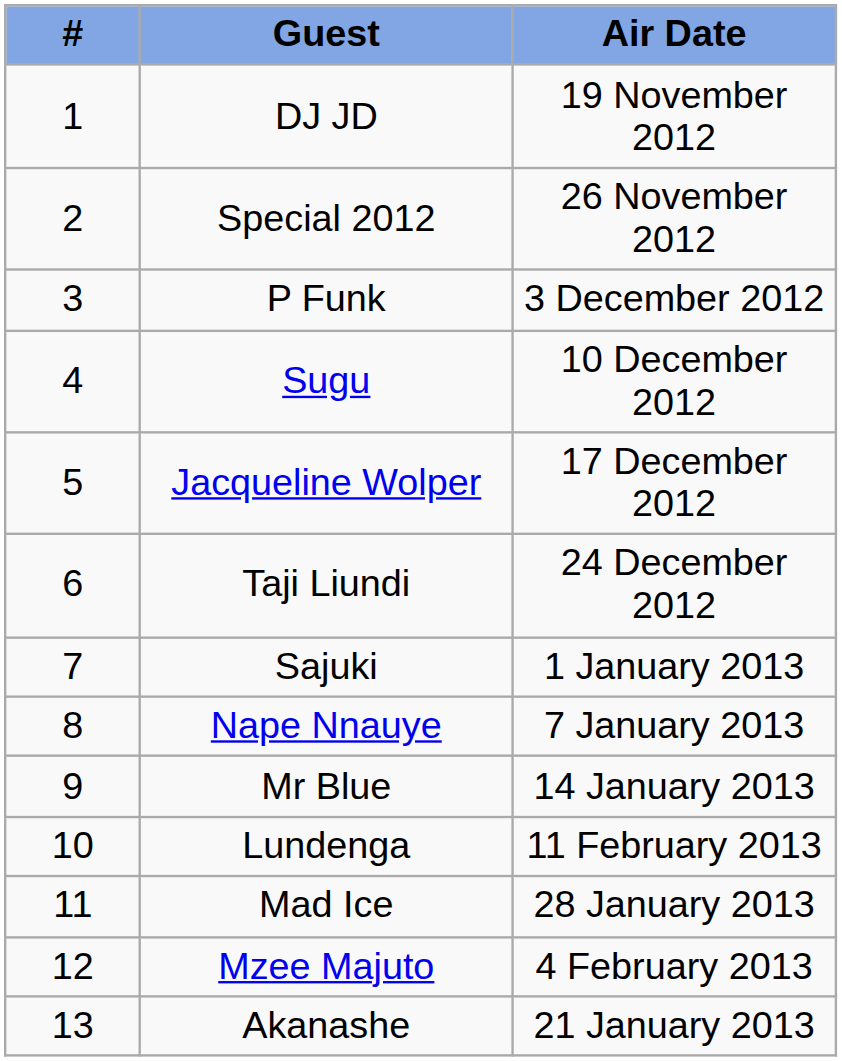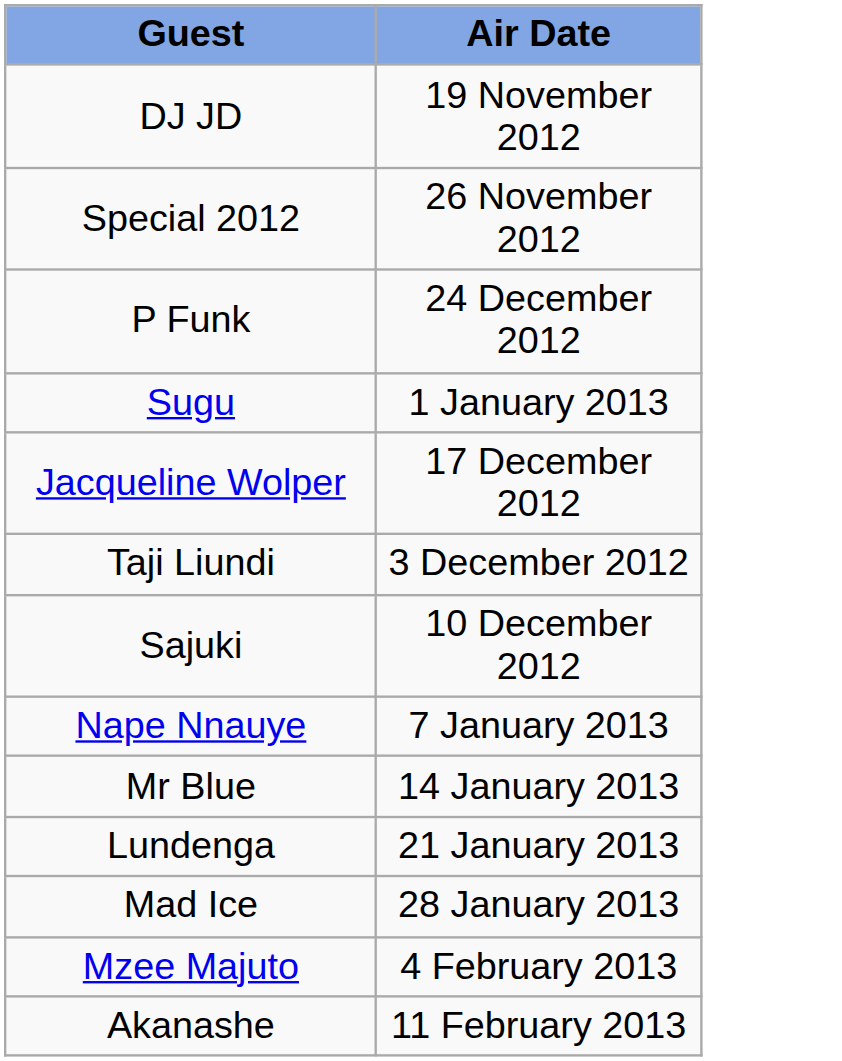- column: (73, 34)
(674, 299) 3 December 2012 -> (539, 320) 24 December 2012
(674, 380) 10 December 2012 -> (539, 401) 1 January 2013
(674, 584) 24 December 2012 -> (539, 563) 3 December 2012
(674, 666) 1 January 2013 -> (539, 644) 10 December 2012
(674, 845) 11 February 2013 -> (539, 845) 21 January 2013
(674, 1025) 21 January 2013 -> (539, 1025) 11 February 2013
